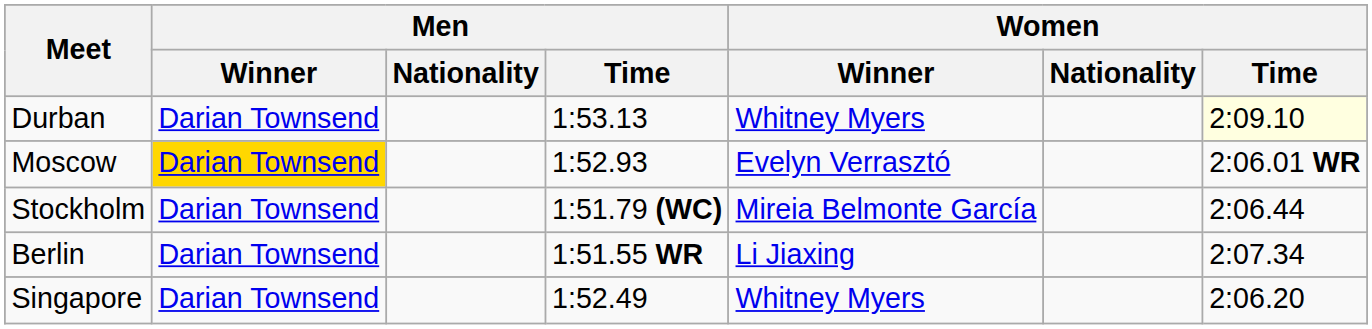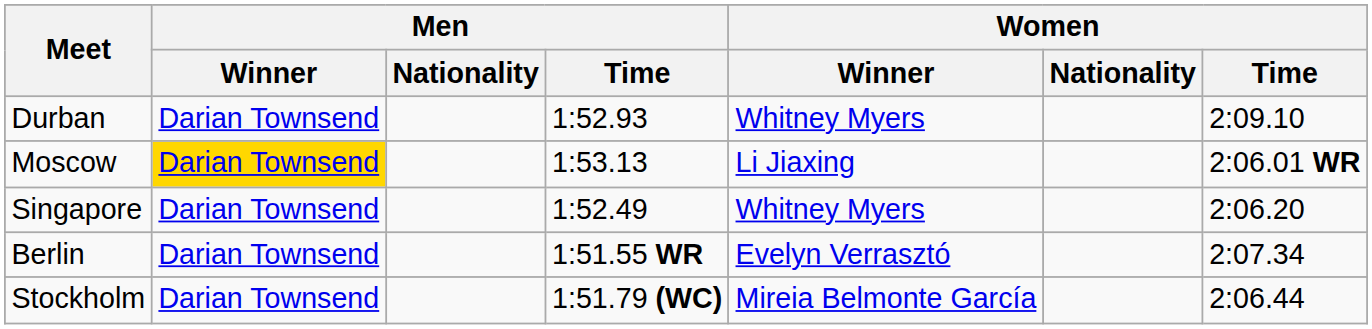(600, 118) 1:53.13 -> (600, 118) 1:52.93
(1257, 118) lightyellow background -> (1257, 118) no background
(600, 163) 1:52.93 -> (600, 163) 1:53.13
(843, 163) Evelyn Verrasztó -> (795, 163) Li Jiaxing
rows swapped: (78, 208) <-> (77, 299)
(795, 254) Li Jiaxing -> (843, 254) Evelyn Verrasztó
